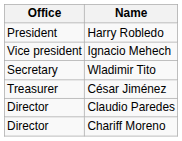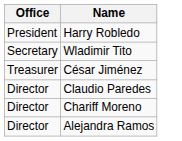- row: (129, 51)
+ row: (109, 126)
